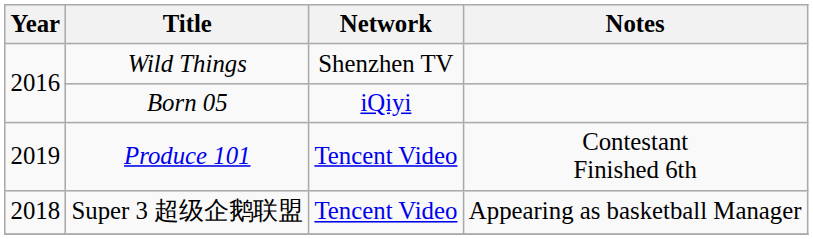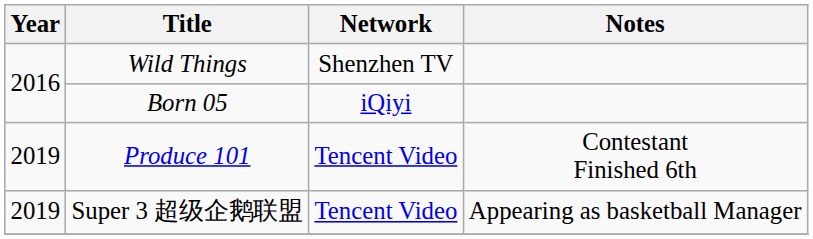(35, 211) 2018 -> (35, 211) 2019
